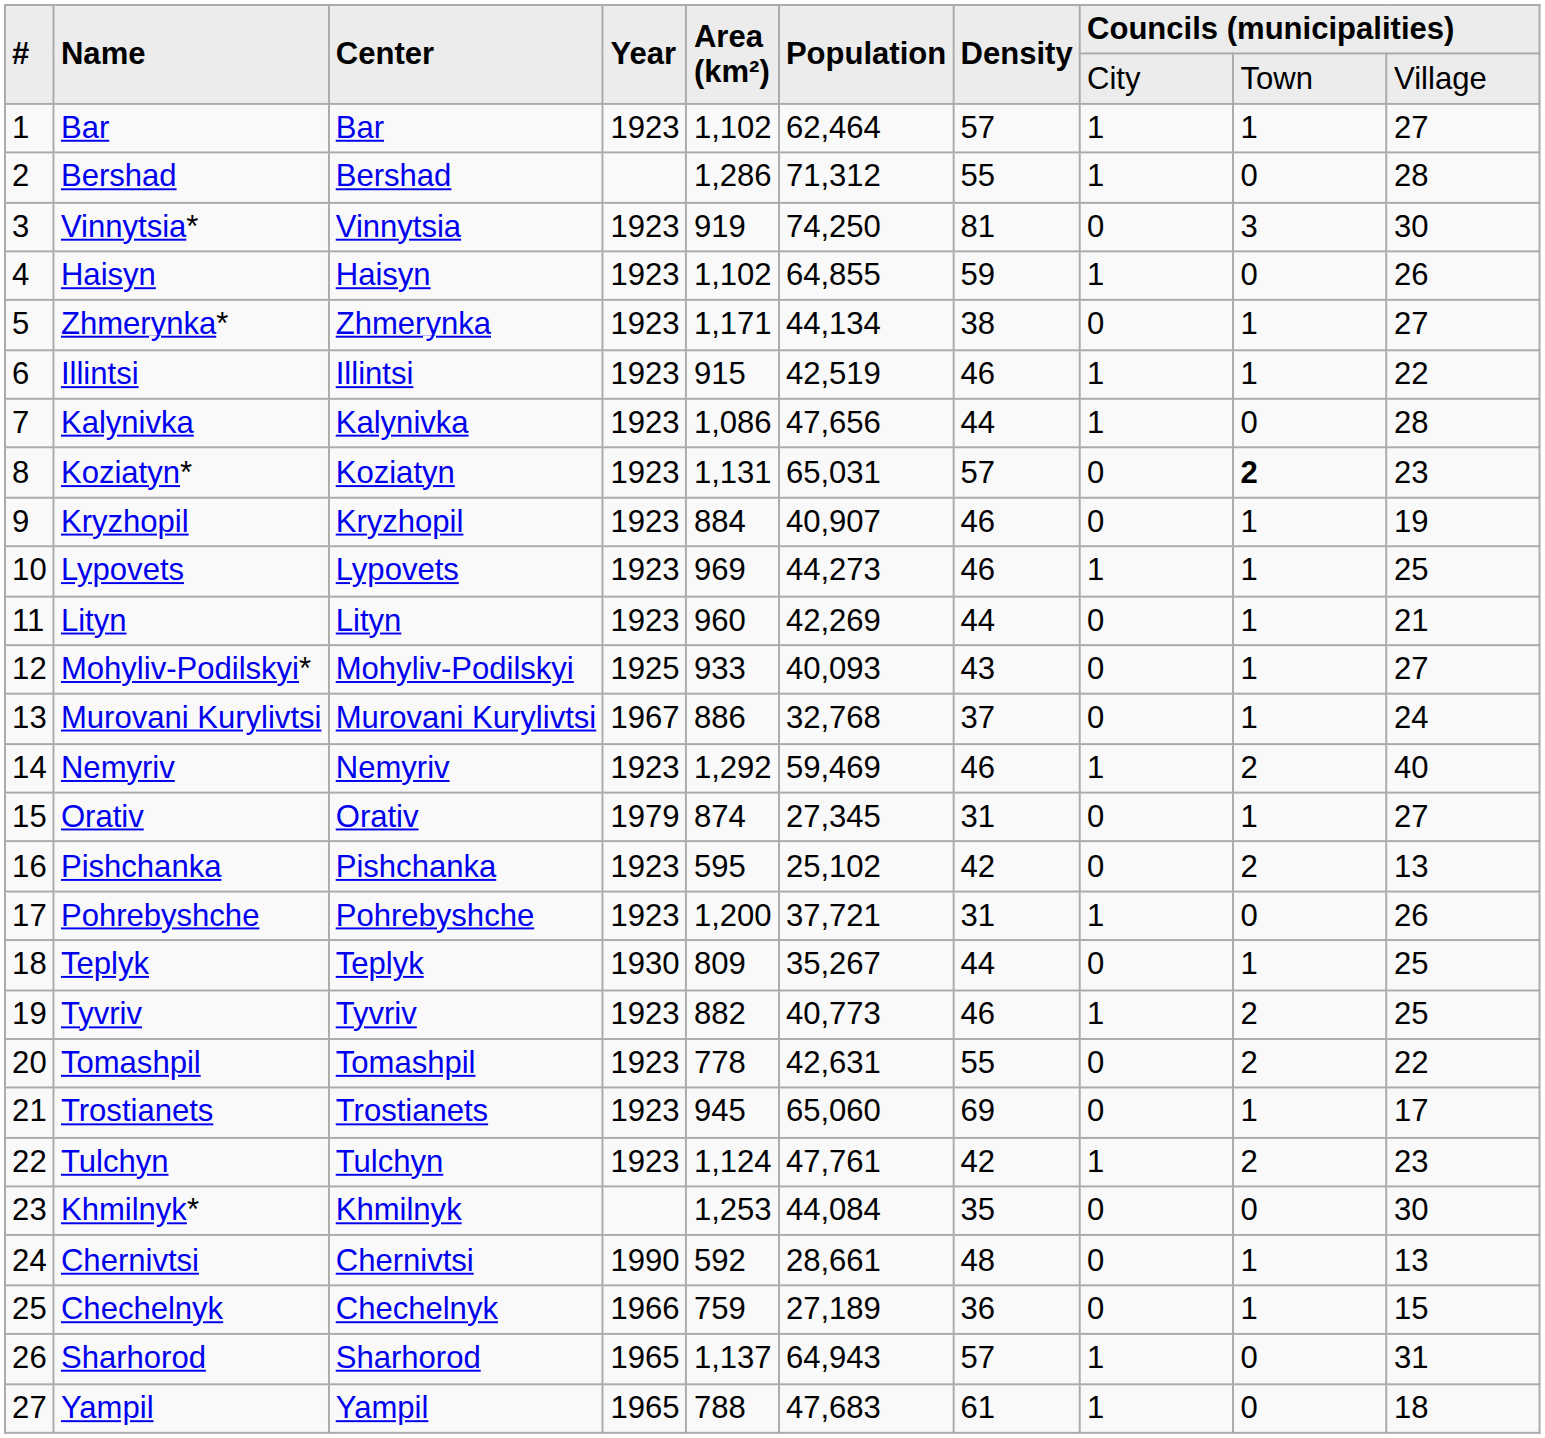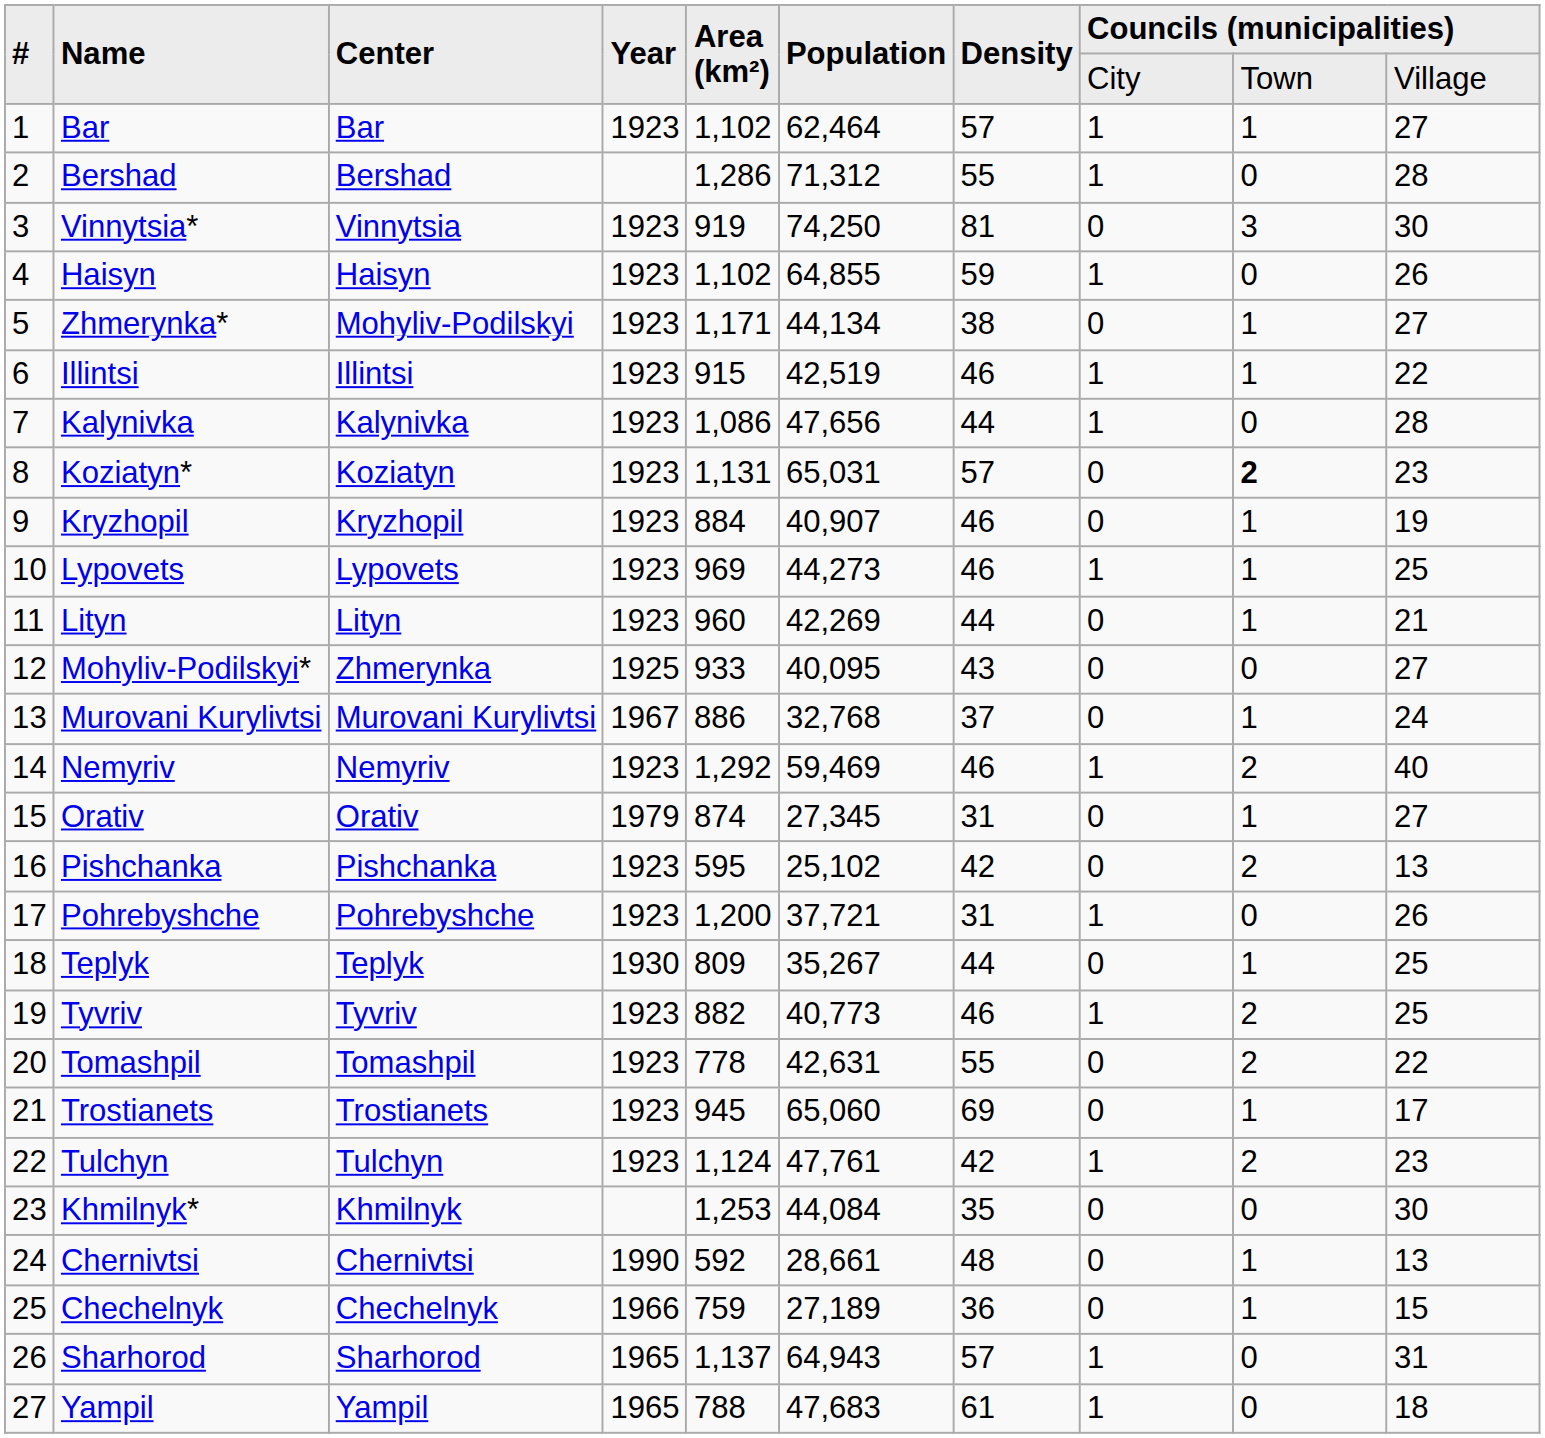(413, 324) Zhmerynka -> (455, 324) Mohyliv-Podilskyi
(455, 669) Mohyliv-Podilskyi -> (413, 669) Zhmerynka
(833, 669) 40,093 -> (833, 669) 40,095
(1249, 669) 1 -> (1249, 669) 0
